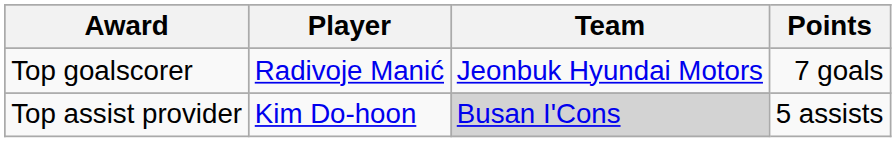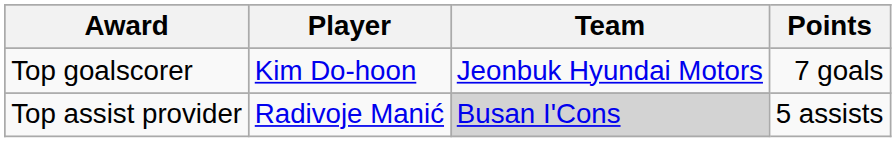(349, 70) Radivoje Manić -> (336, 70) Kim Do-hoon
(336, 114) Kim Do-hoon -> (349, 114) Radivoje Manić
